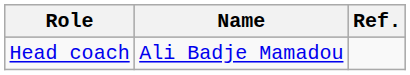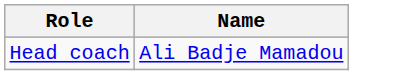- column: (377, 21)
